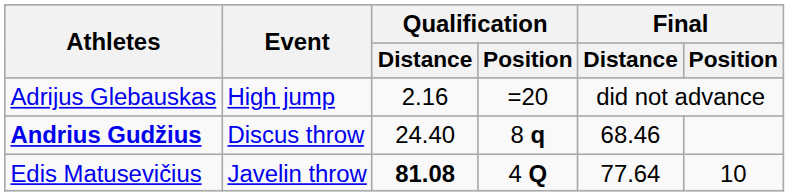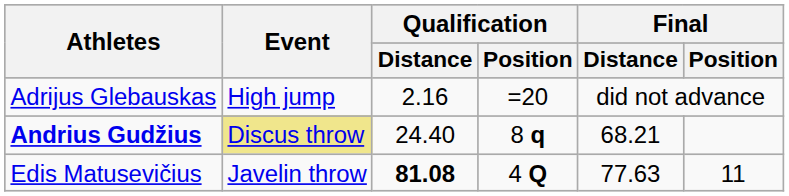(296, 135) no background -> (296, 135) khaki background
(631, 135) 68.46 -> (631, 135) 68.21
(631, 173) 77.64 -> (631, 173) 77.63
(733, 173) 10 -> (733, 173) 11
